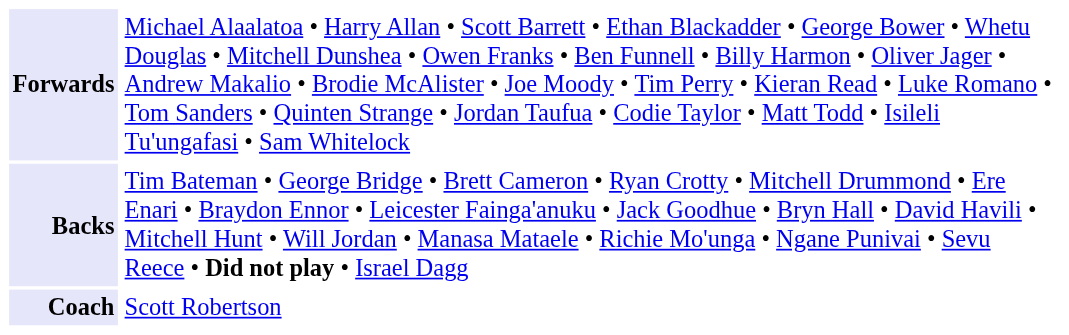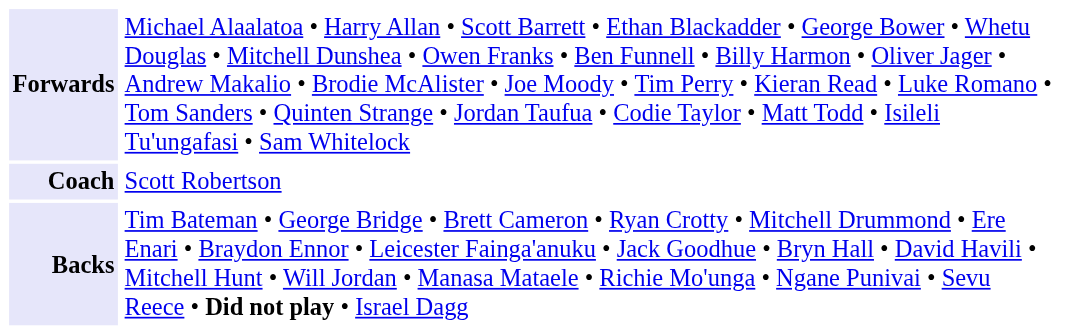rows swapped: (83, 224) <-> (81, 307)
